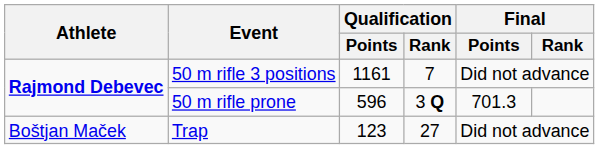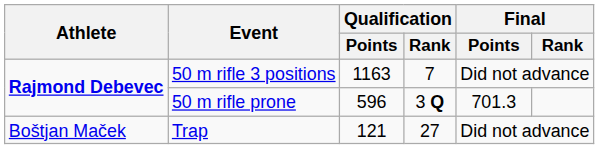(372, 74) 1161 -> (372, 74) 1163
(372, 130) 123 -> (372, 130) 121
